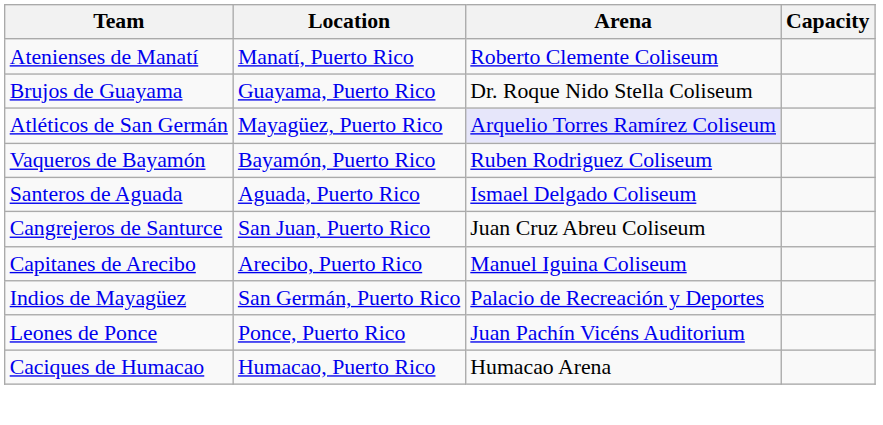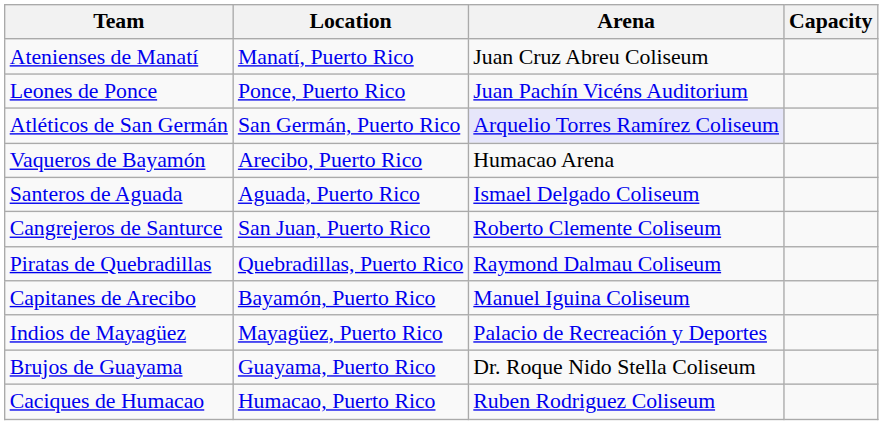(594, 56) Roberto Clemente Coliseum -> (591, 56) Juan Cruz Abreu Coliseum
rows swapped: (83, 332) <-> (96, 90)
(340, 125) Mayagüez, Puerto Rico -> (349, 125) San Germán, Puerto Rico
(337, 159) Bayamón, Puerto Rico -> (330, 159) Arecibo, Puerto Rico
(591, 159) Ruben Rodriguez Coliseum -> (544, 159) Humacao Arena
(588, 228) Juan Cruz Abreu Coliseum -> (597, 228) Roberto Clemente Coliseum
+ row: (111, 263)
(330, 263) Arecibo, Puerto Rico -> (337, 297) Bayamón, Puerto Rico
(349, 297) San Germán, Puerto Rico -> (340, 332) Mayagüez, Puerto Rico
(541, 366) Humacao Arena -> (594, 401) Ruben Rodriguez Coliseum
